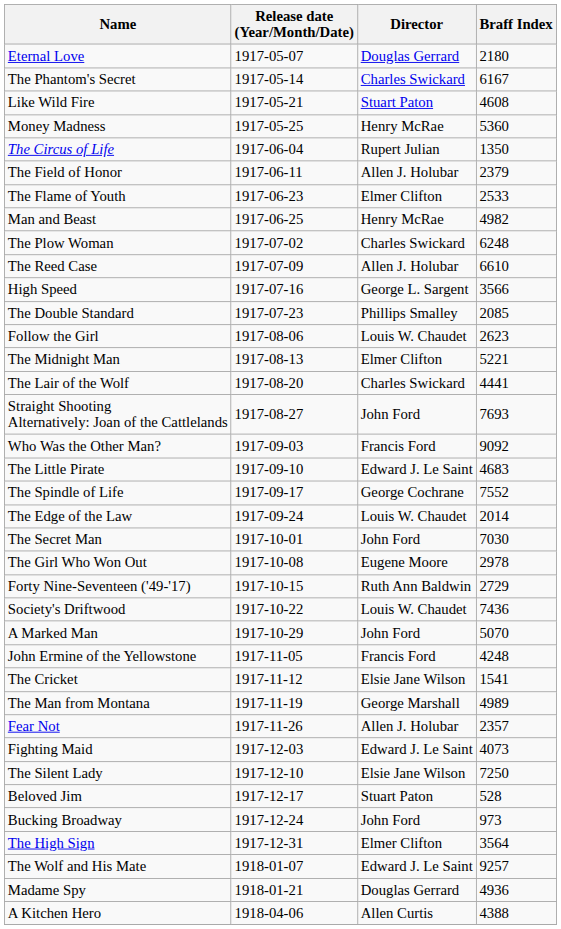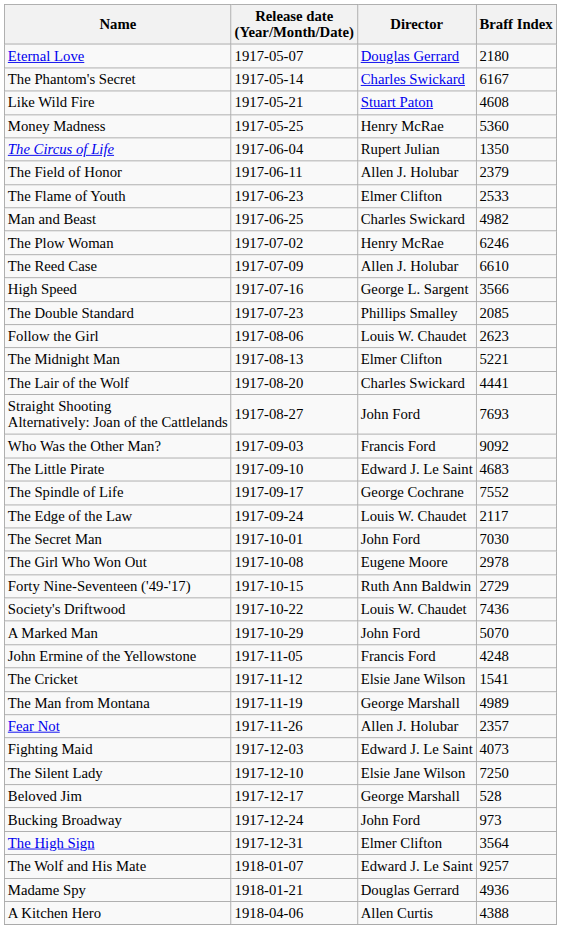(402, 219) Henry McRae -> (413, 219) Charles Swickard
(413, 242) Charles Swickard -> (402, 242) Henry McRae
(494, 242) 6248 -> (494, 242) 6246
(494, 516) 2014 -> (494, 516) 2117
(397, 796) Stuart Paton -> (410, 796) George Marshall
